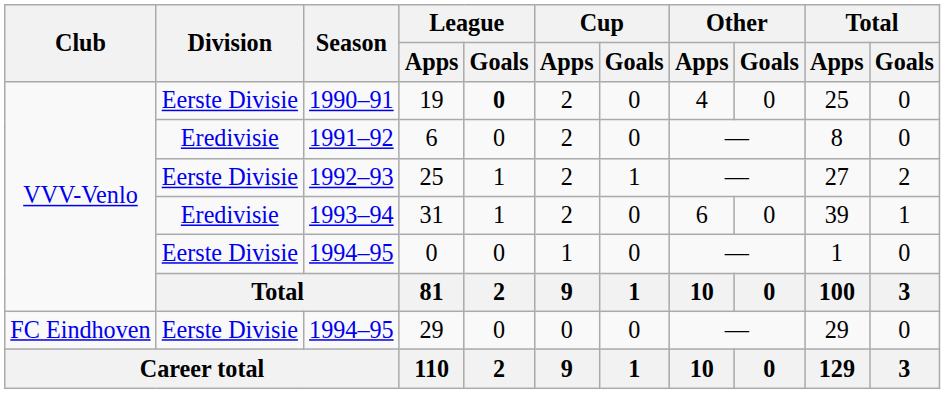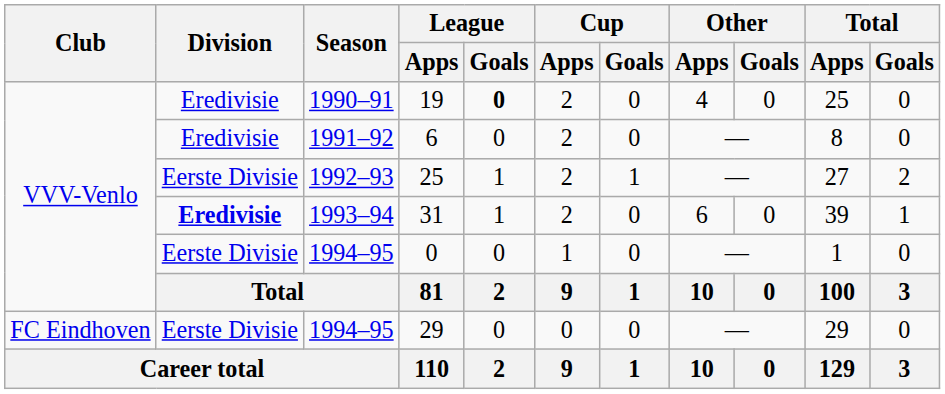(230, 100) Eerste Divisie -> (230, 100) Eredivisie
(230, 215) normal -> (230, 215) bold
